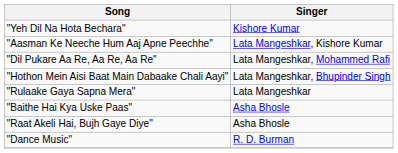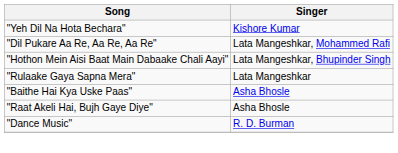- row: (110, 44)
